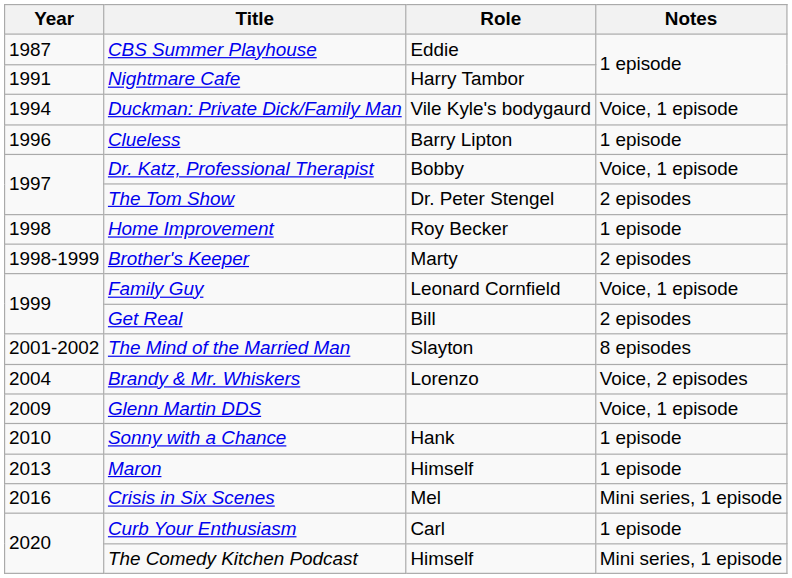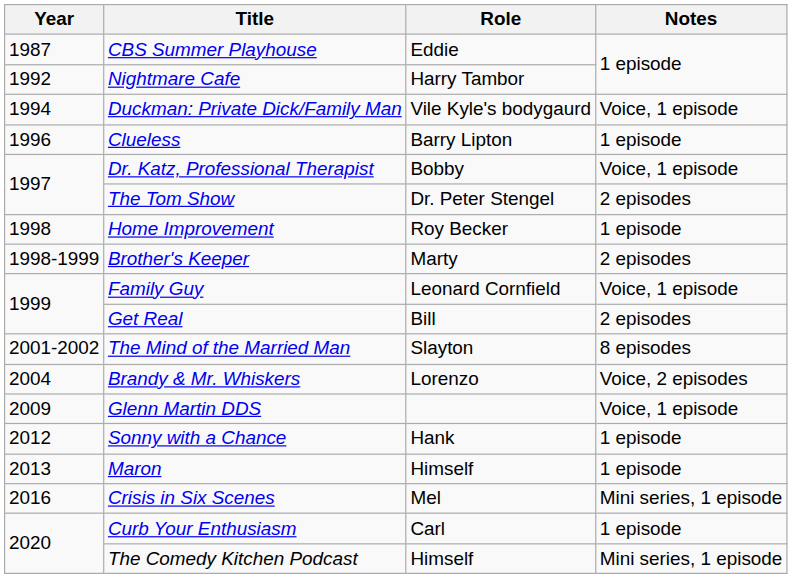(30, 79) 1991 -> (30, 79) 1992
(30, 438) 2010 -> (30, 438) 2012
